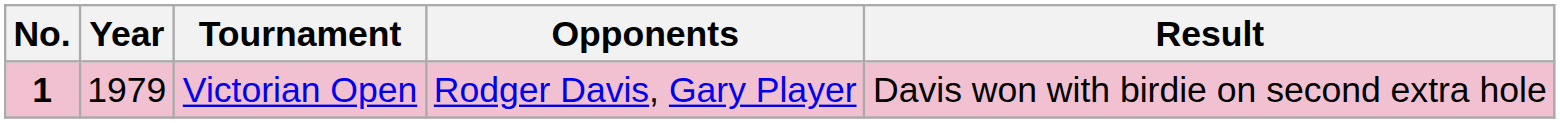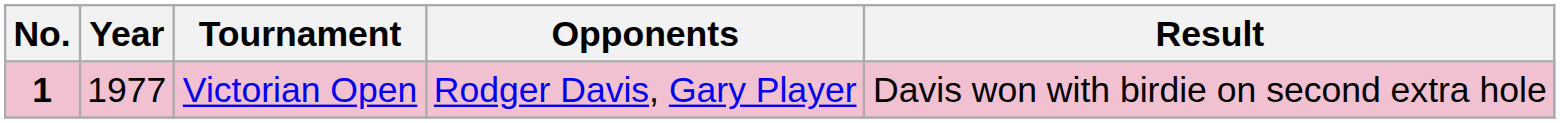(127, 90) 1979 -> (127, 90) 1977
